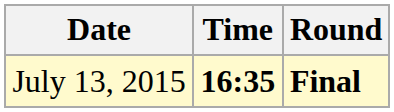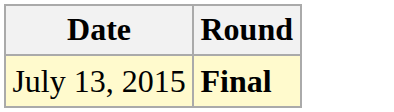- column: (238, 29)
